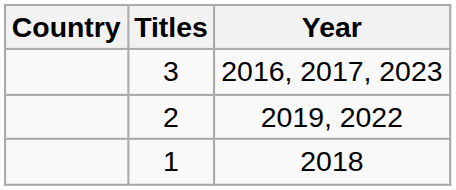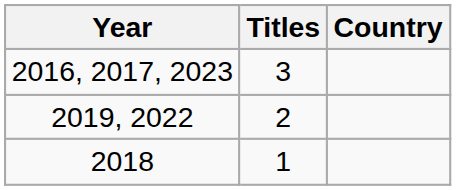columns swapped: (66, 27) <-> (332, 27)
